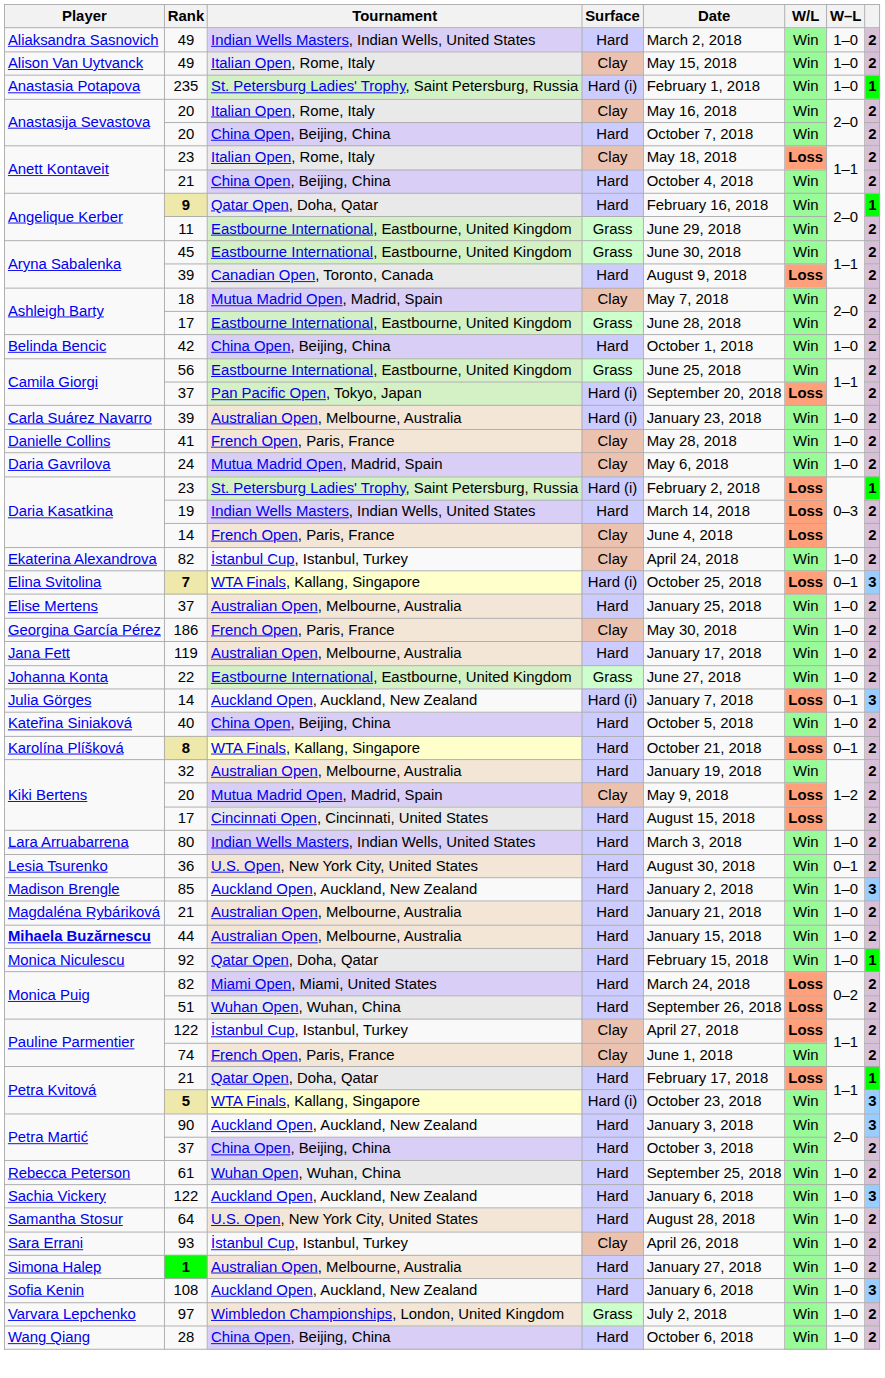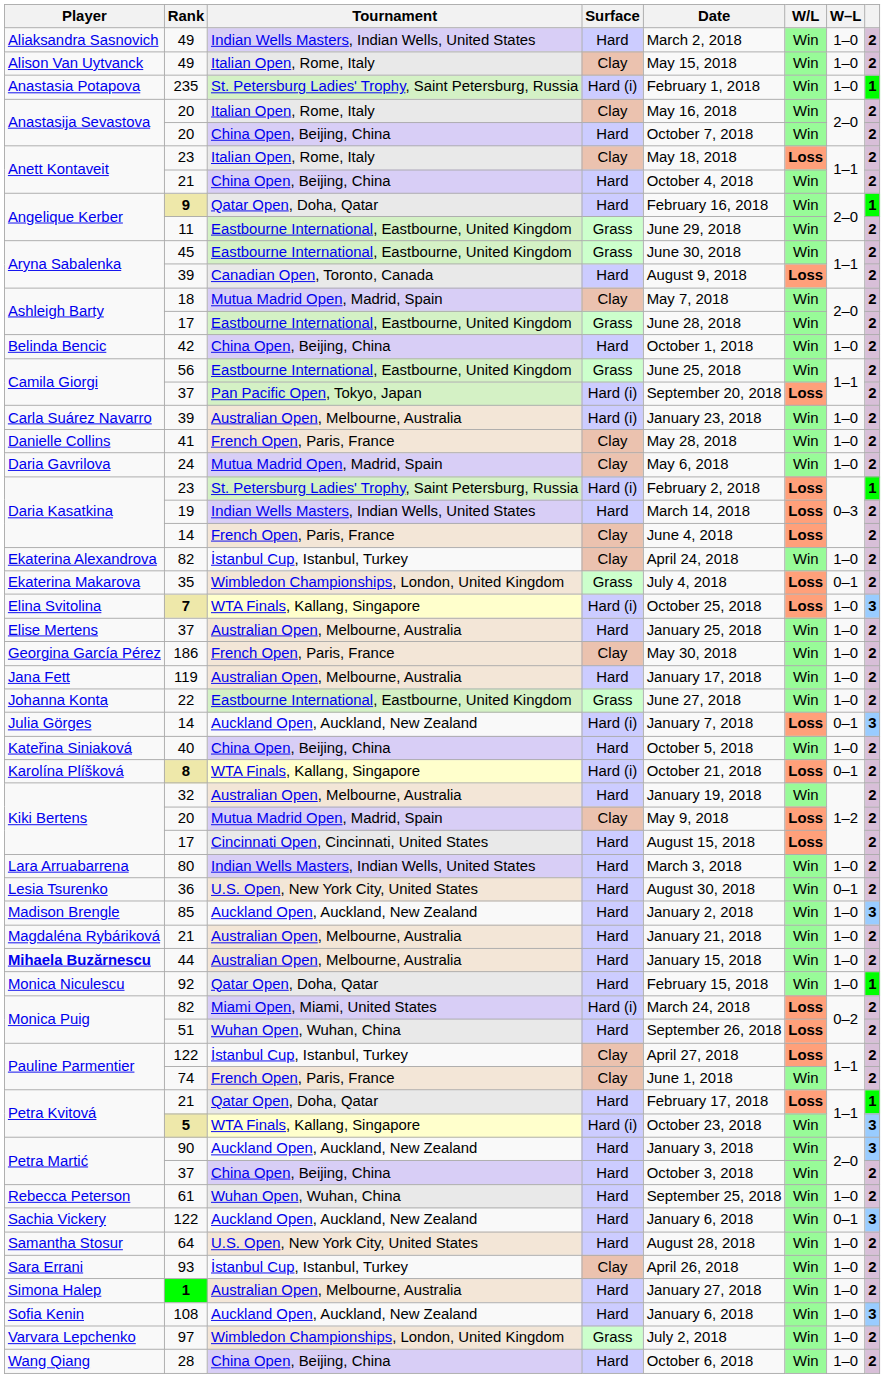+ row: (186, 582)
(846, 582) 0–1 -> (846, 606) 1–0
(612, 747) Hard -> (612, 771) Hard (i)
(612, 983) Hard -> (612, 1007) Hard (i)
(846, 1196) 1–0 -> (846, 1219) 0–1
